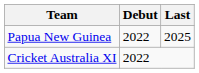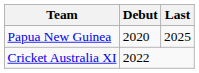(136, 36) 2022 -> (136, 36) 2020
